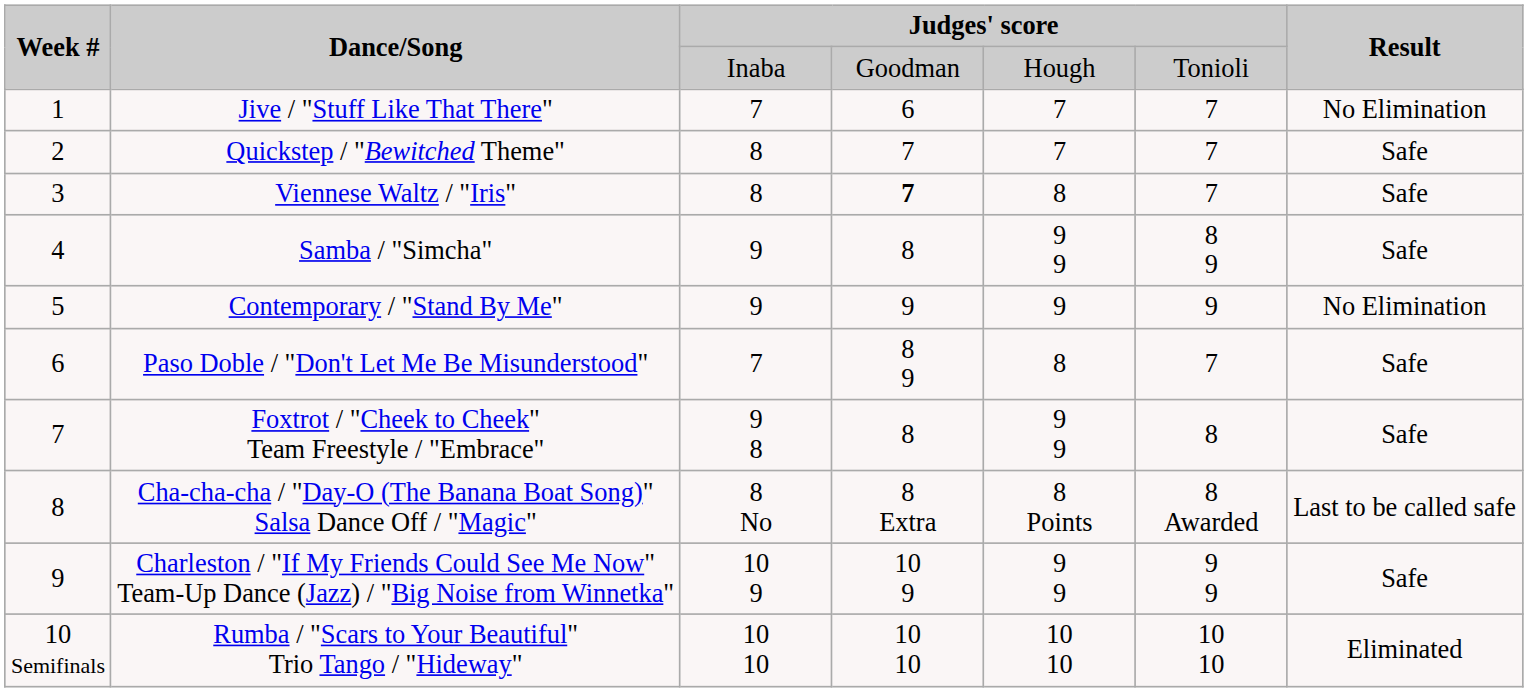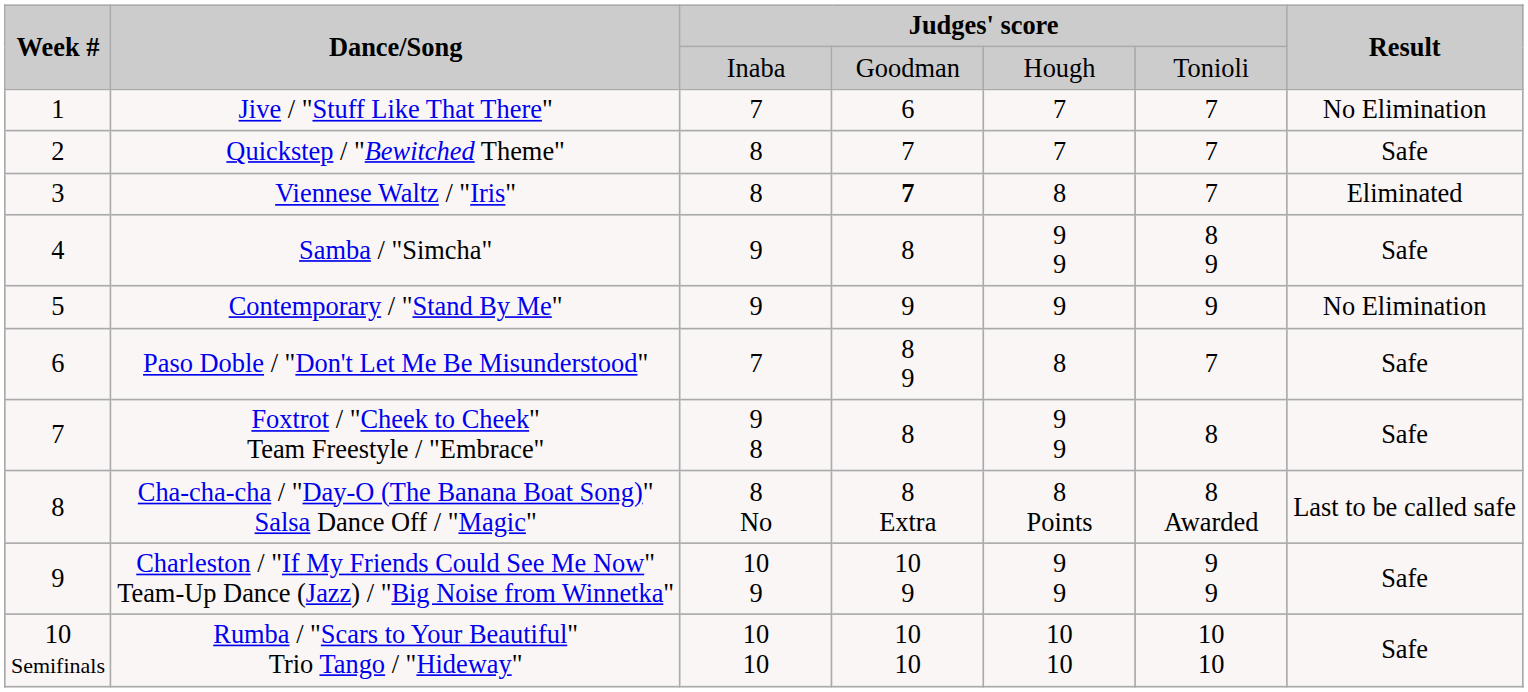(1405, 193) Safe -> (1405, 193) Eliminated
(1405, 649) Eliminated -> (1405, 649) Safe
